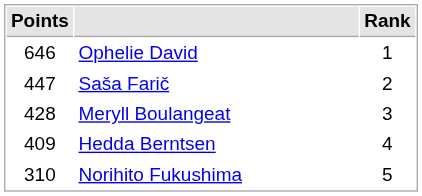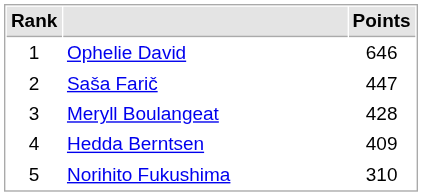columns swapped: (387, 21) <-> (40, 21)
